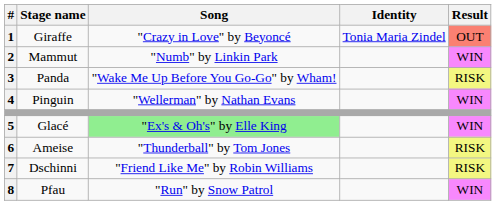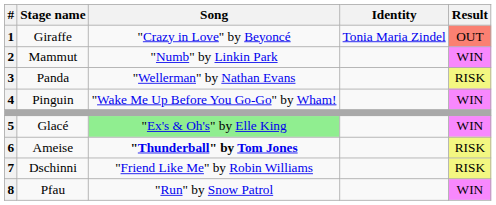(214, 78) "Wake Me Up Before You Go-Go" by Wham! -> (214, 78) "Wellerman" by Nathan Evans
(214, 99) "Wellerman" by Nathan Evans -> (214, 99) "Wake Me Up Before You Go-Go" by Wham!
(214, 147) normal -> (214, 147) bold
